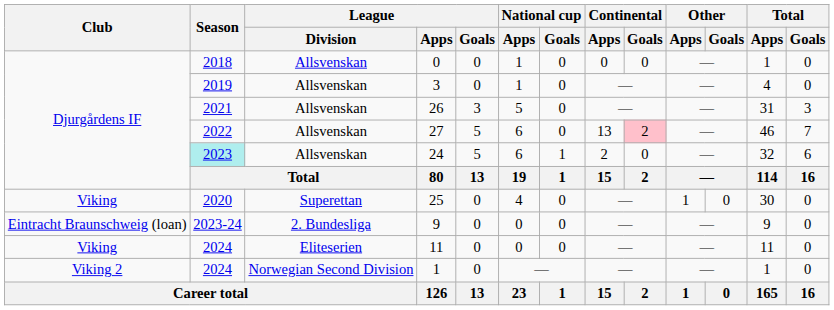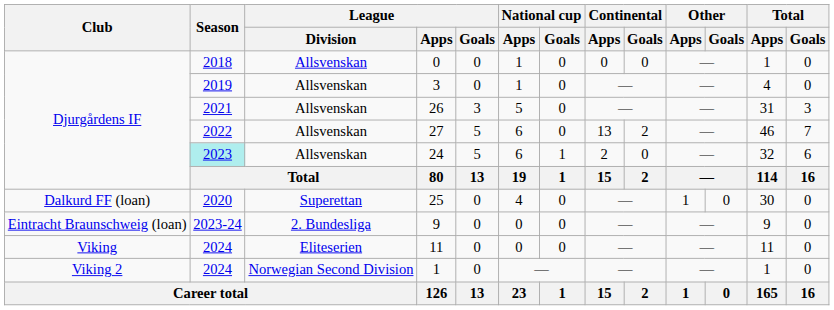(645, 131) pink background -> (645, 131) no background
(97, 200) Viking -> (97, 200) Dalkurd FF (loan)
